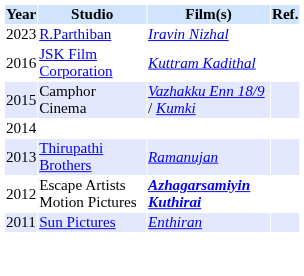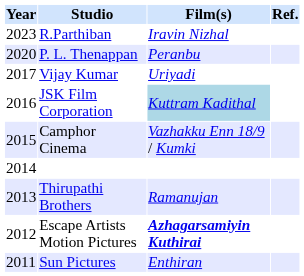+ row: (88, 54)
+ row: (79, 74)
(202, 62) no background -> (202, 102) lightblue background
